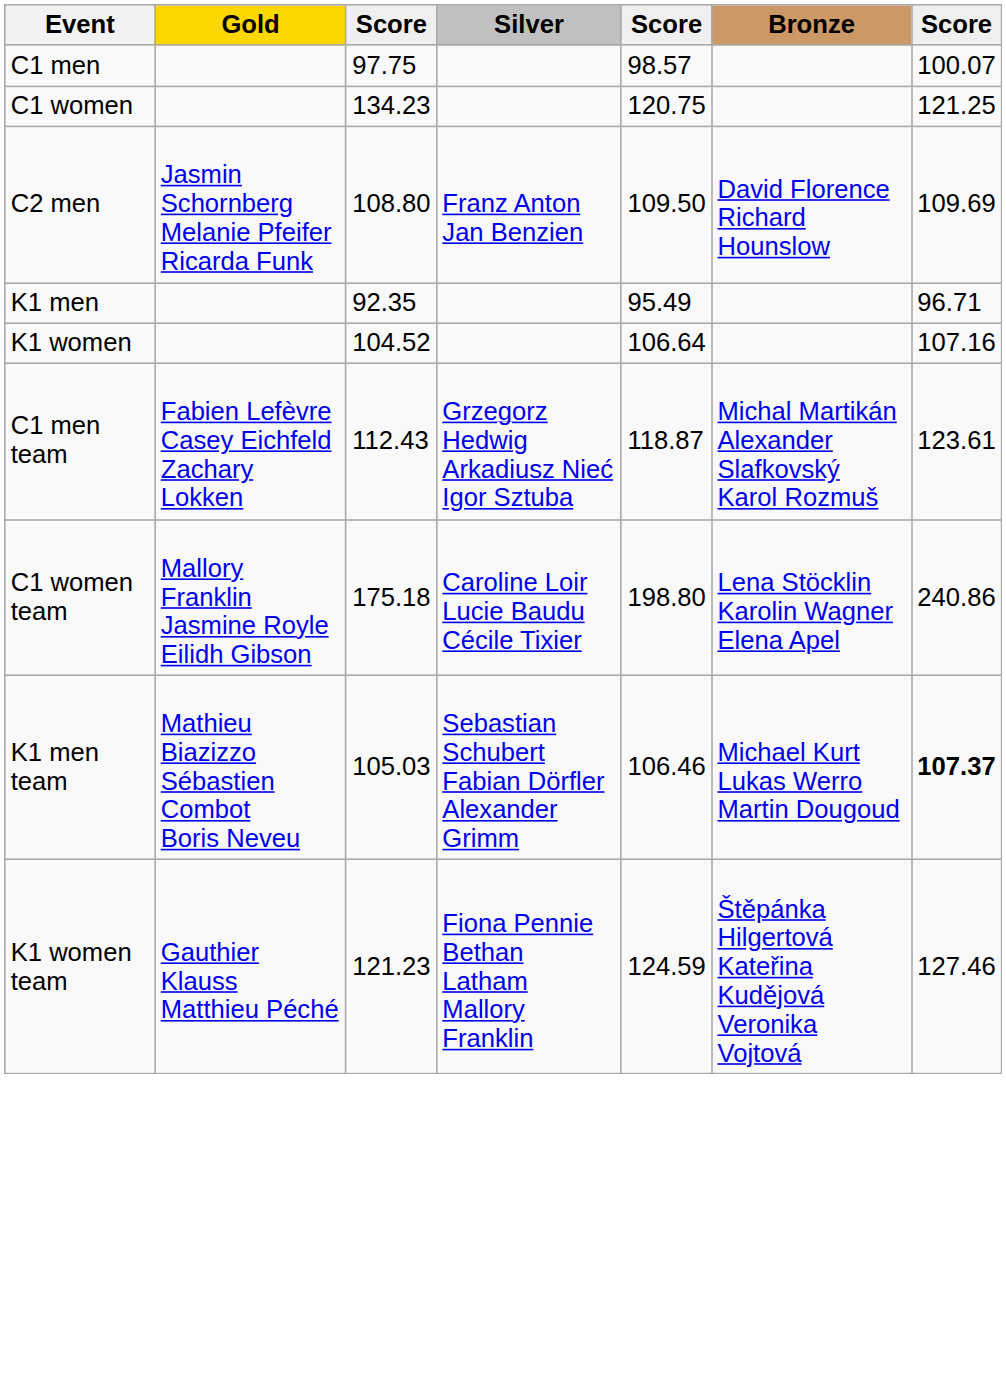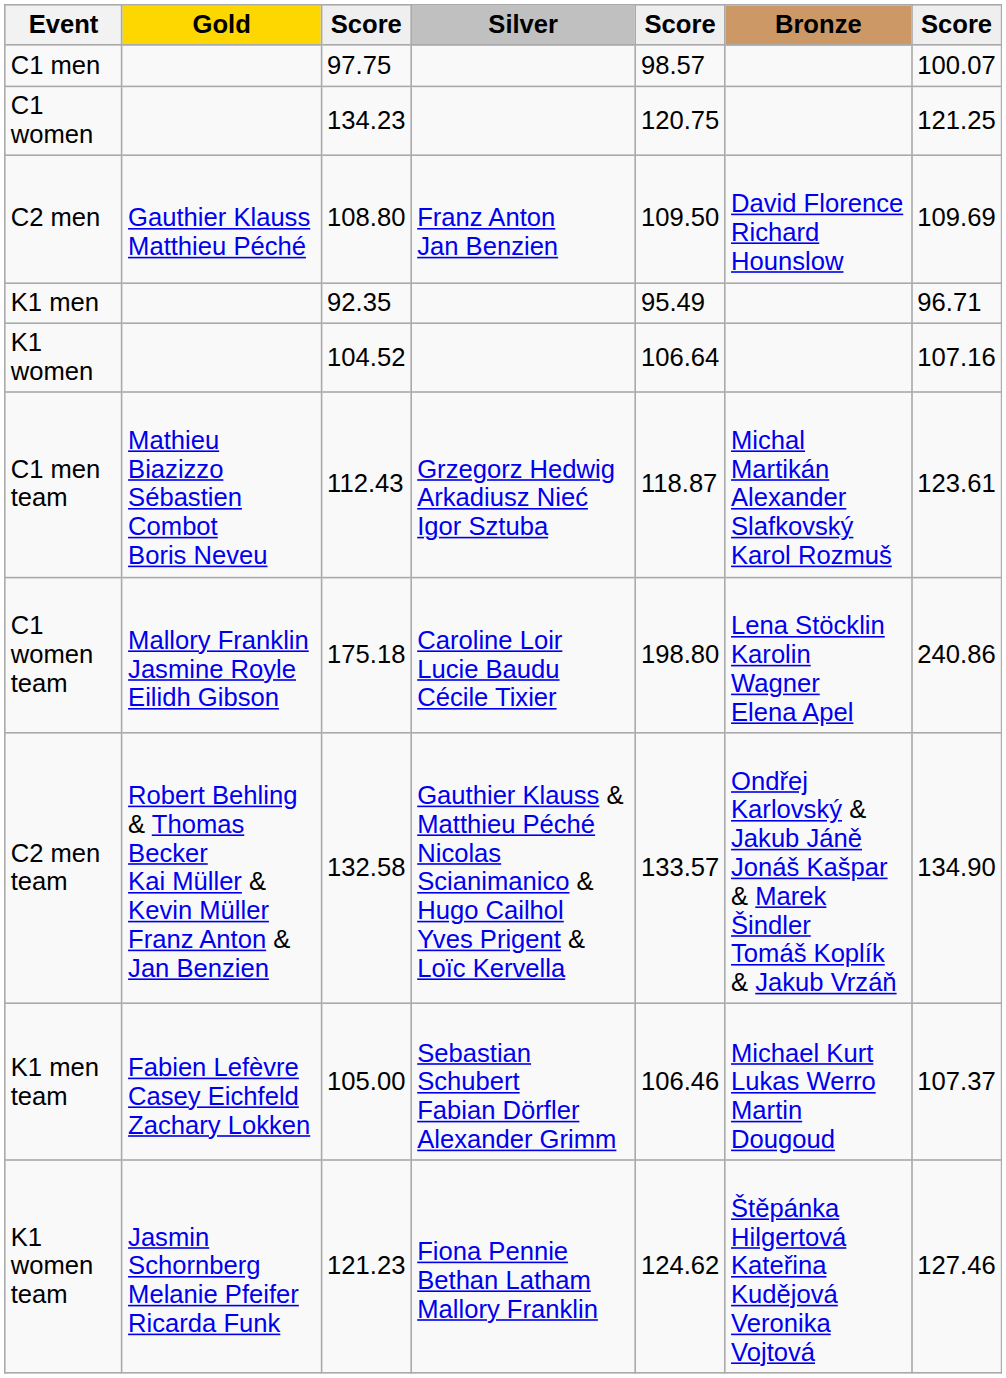(246, 218) Jasmin Schornberg Melanie Pfeifer Ricarda Funk -> (219, 232) Gauthier Klauss Matthieu Péché
(246, 455) Fabien Lefèvre Casey Eichfeld Zachary Lokken -> (198, 498) Mathieu Biazizzo Sébastien Combot Boris Neveu
+ row: (56, 868)
(230, 781) Mathieu Biazizzo Sébastien Combot Boris Neveu -> (219, 1095) Fabien Lefèvre Casey Eichfeld Zachary Lokken
(391, 767) 105.03 -> (366, 1081) 105.00
(957, 767) bold -> (957, 1081) normal
(250, 980) Gauthier Klauss Matthieu Péché -> (213, 1280) Jasmin Schornberg Melanie Pfeifer Ricarda Funk
(667, 966) 124.59 -> (680, 1266) 124.62
